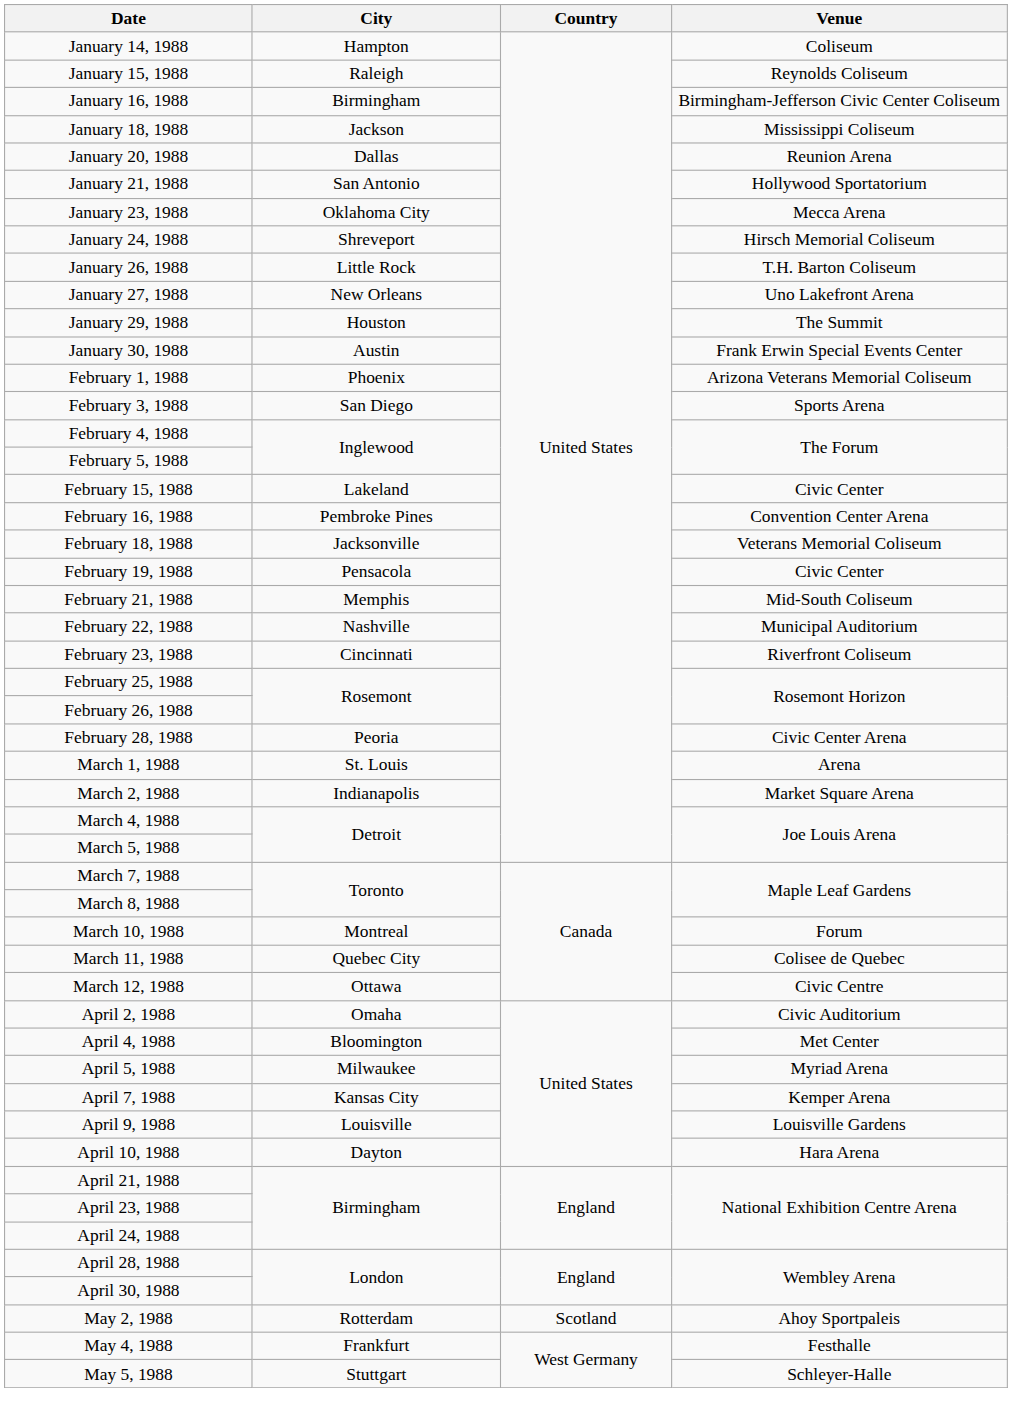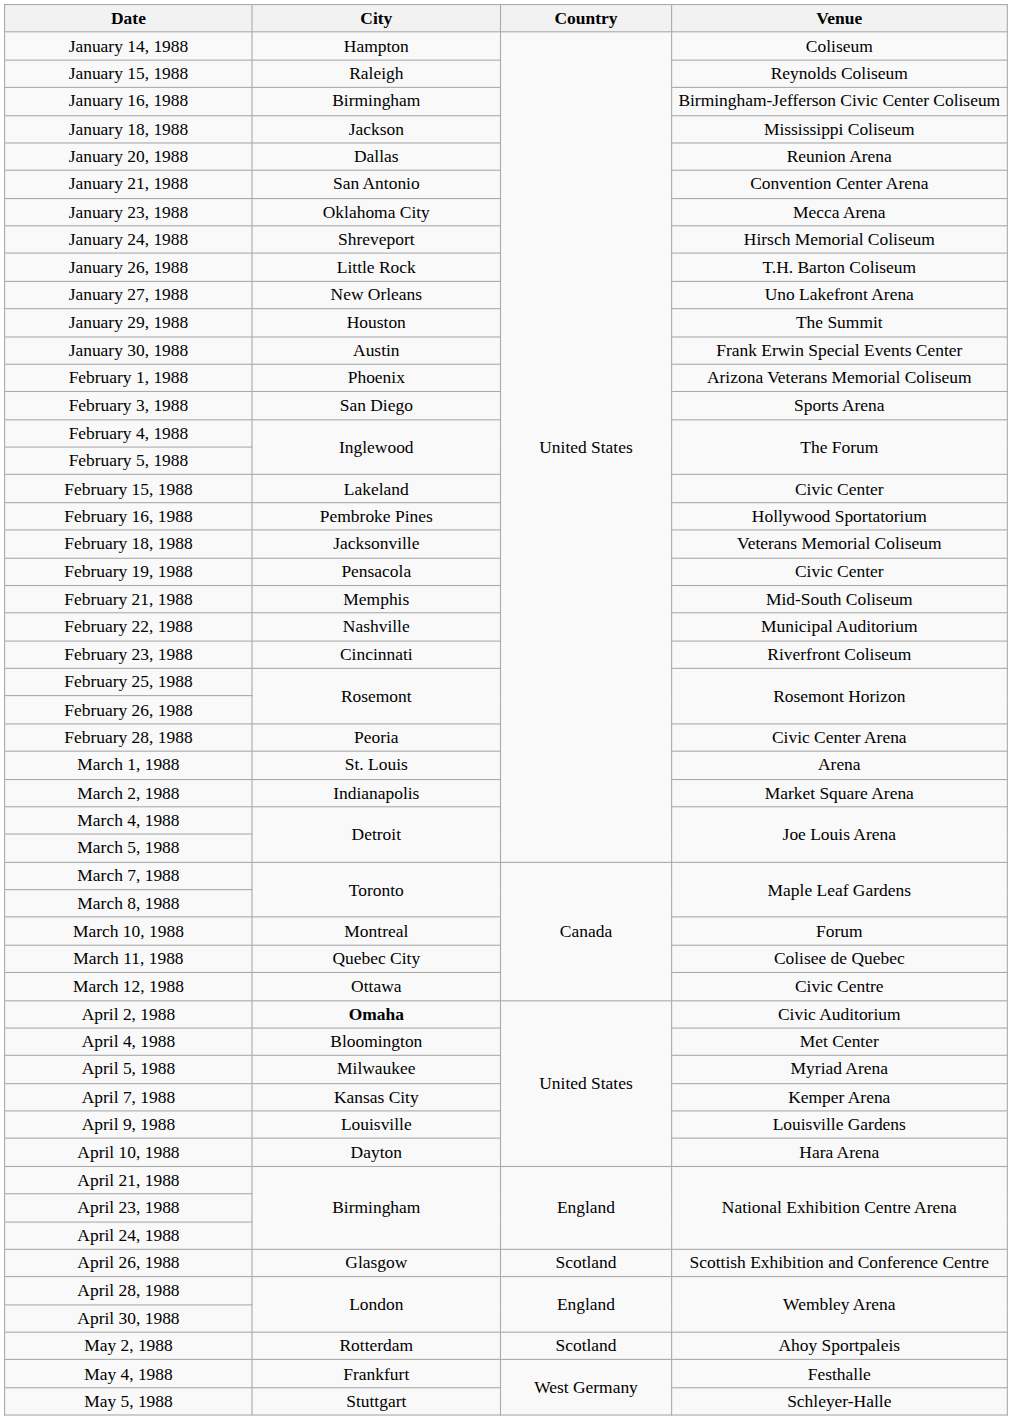(839, 184) Hollywood Sportatorium -> (839, 184) Convention Center Arena
(839, 516) Convention Center Arena -> (839, 516) Hollywood Sportatorium
(376, 1014) normal -> (376, 1014) bold
+ row: (128, 1262)
